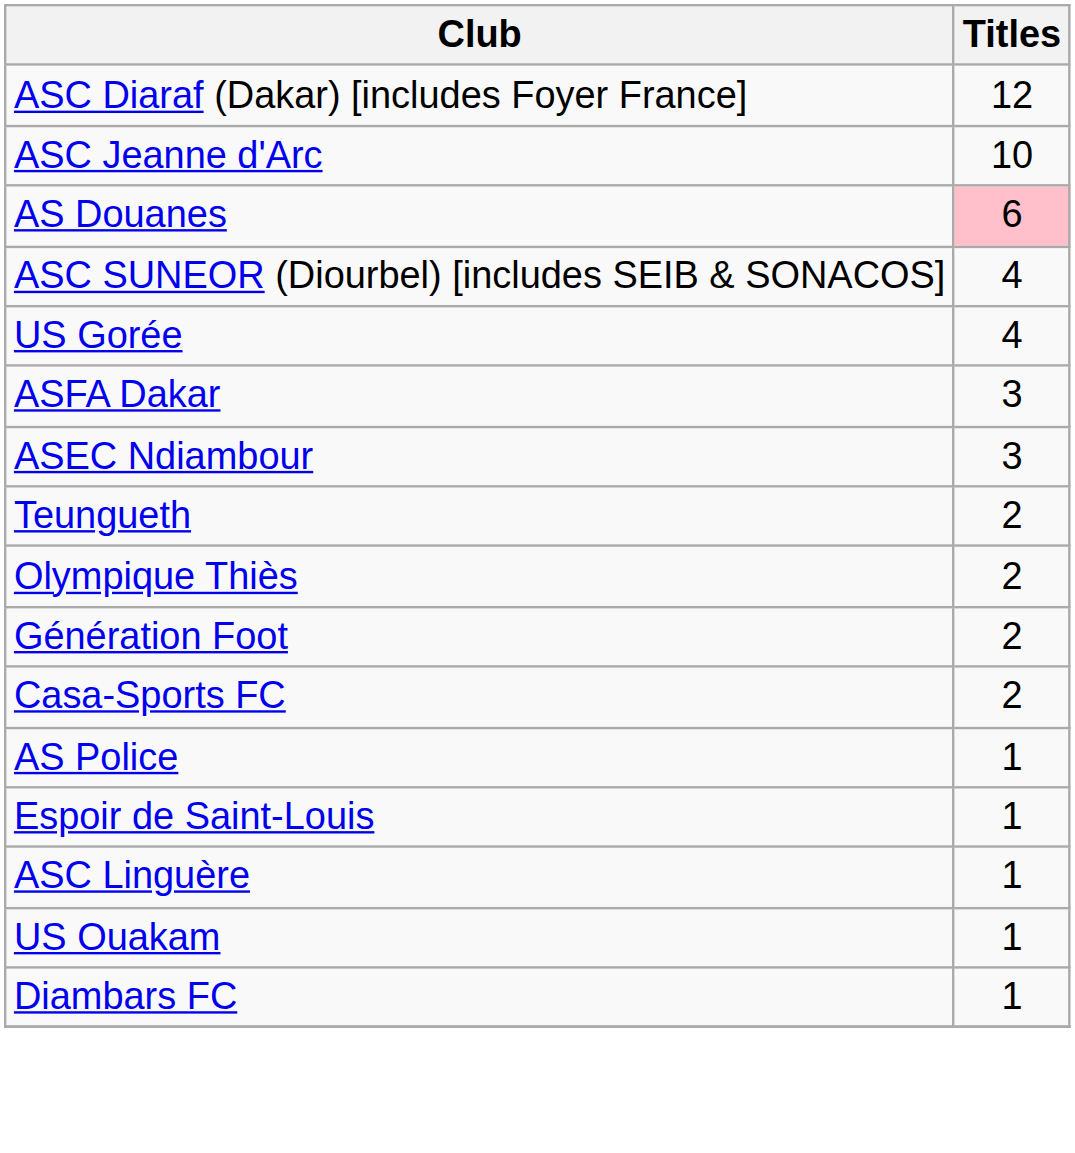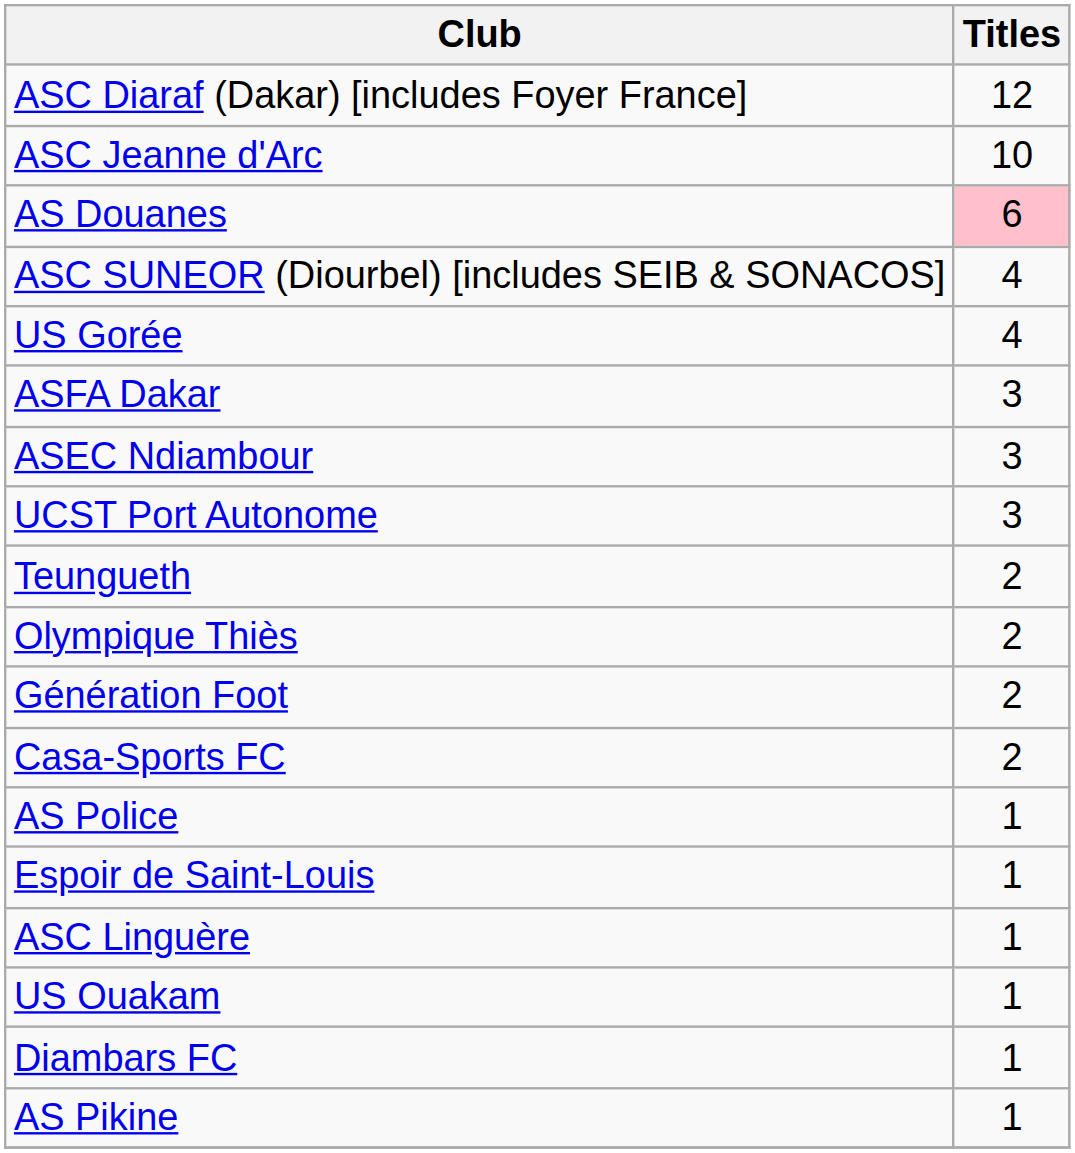+ row: (196, 515)
+ row: (96, 1117)
